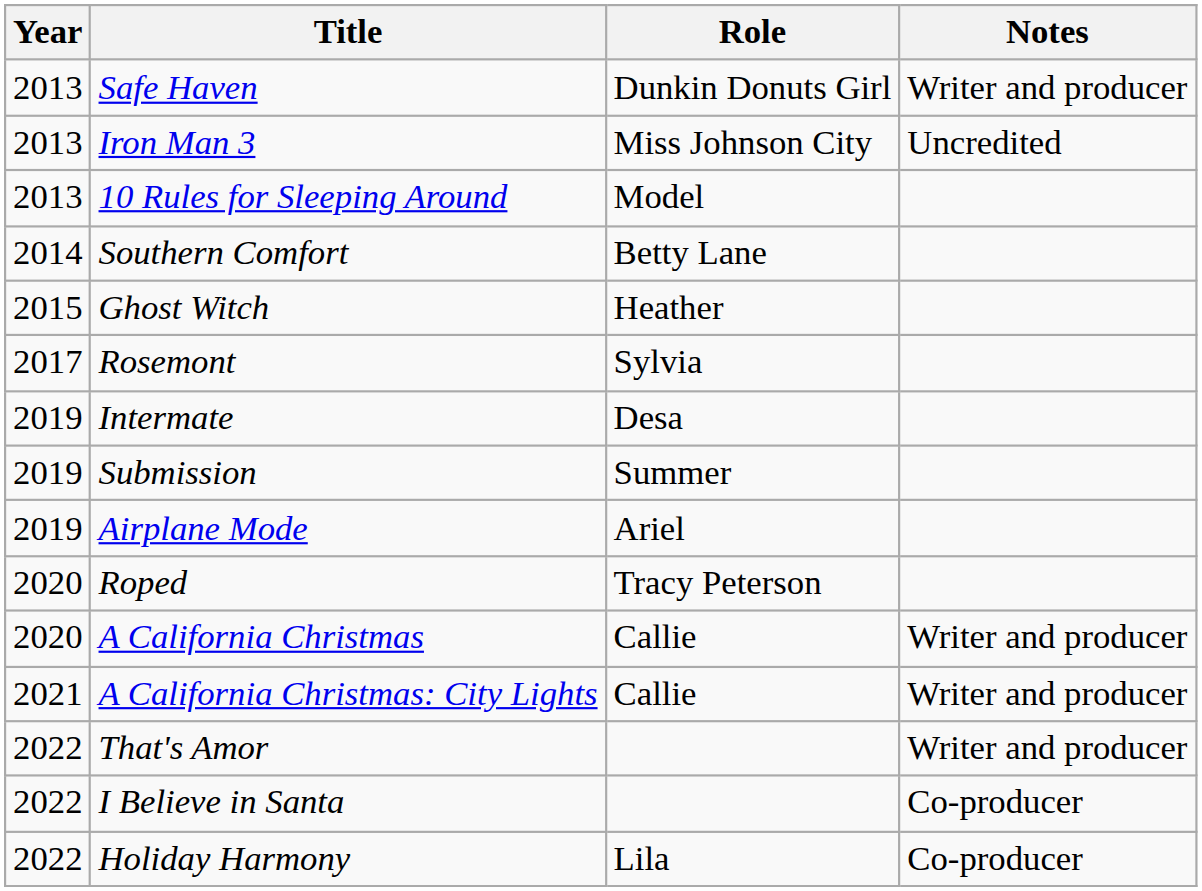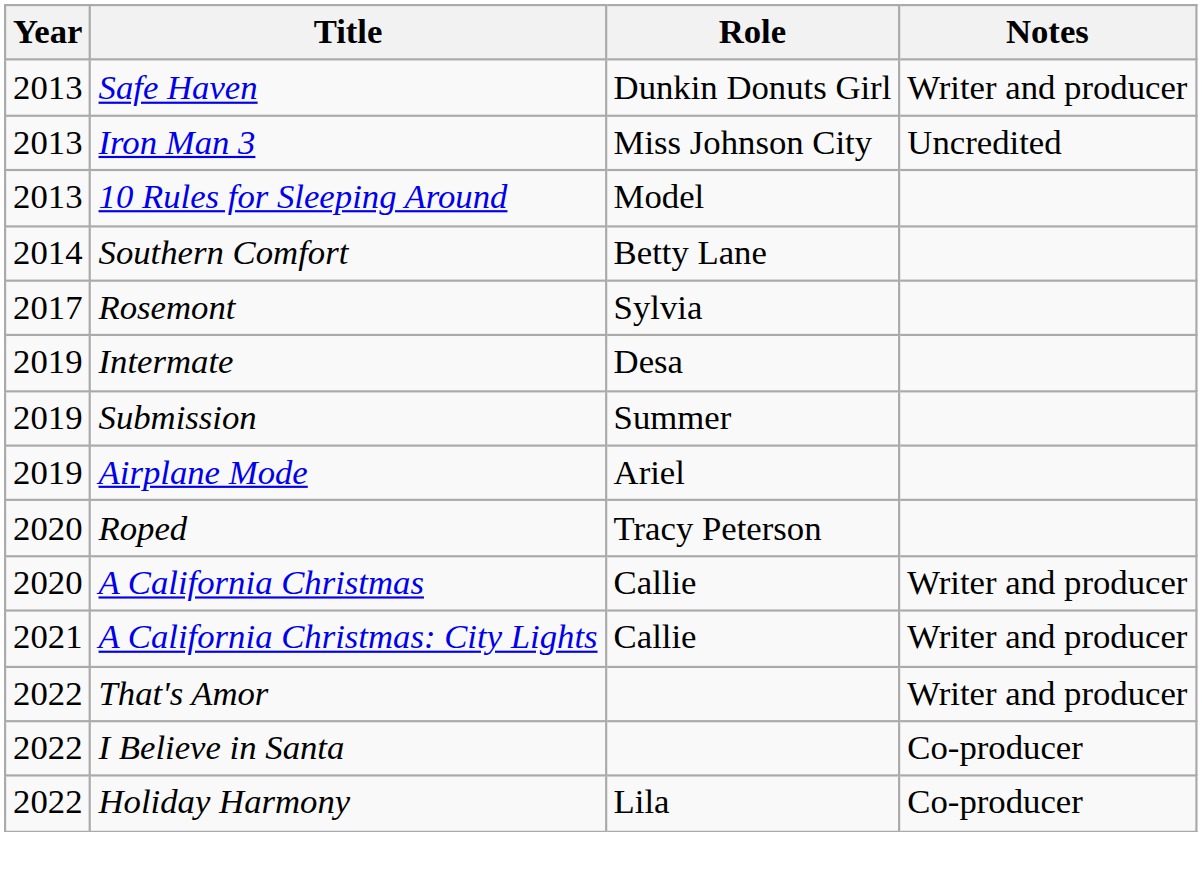- row: (184, 307)
